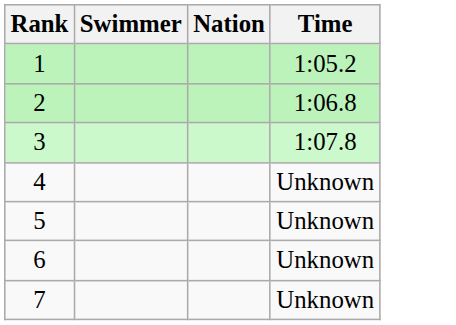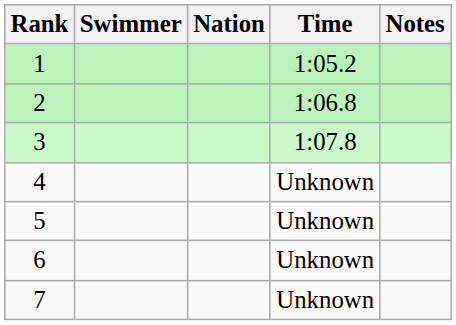+ column: (415, 24)
